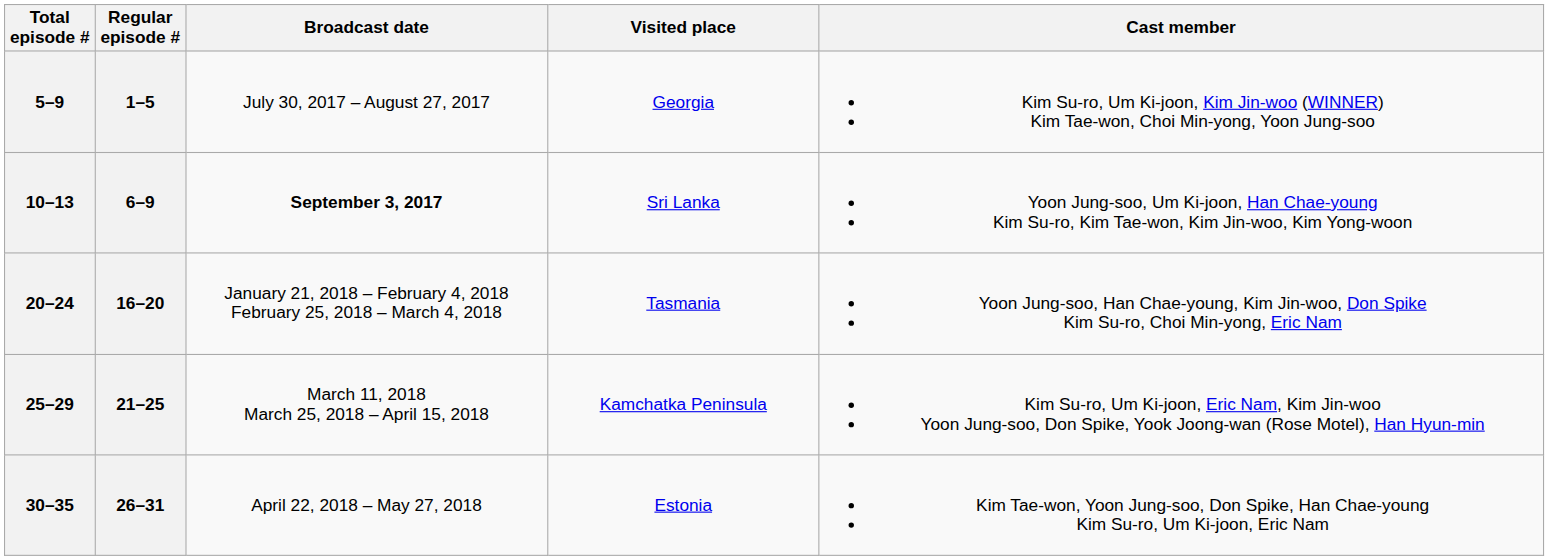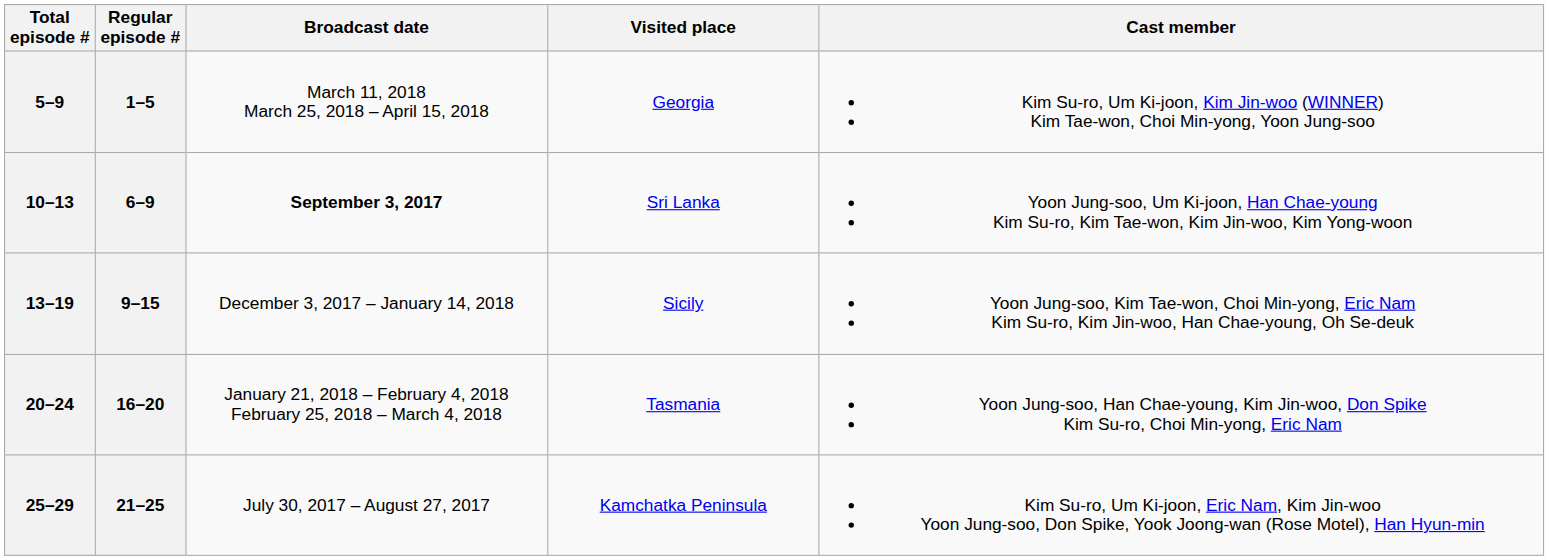(367, 101) July 30, 2017 – August 27, 2017 -> (367, 101) March 11, 2018 March 25, 2018 – April 15, 2018
+ row: (50, 303)
(367, 404) March 11, 2018 March 25, 2018 – April 15, 2018 -> (367, 505) July 30, 2017 – August 27, 2017
- row: (50, 505)
